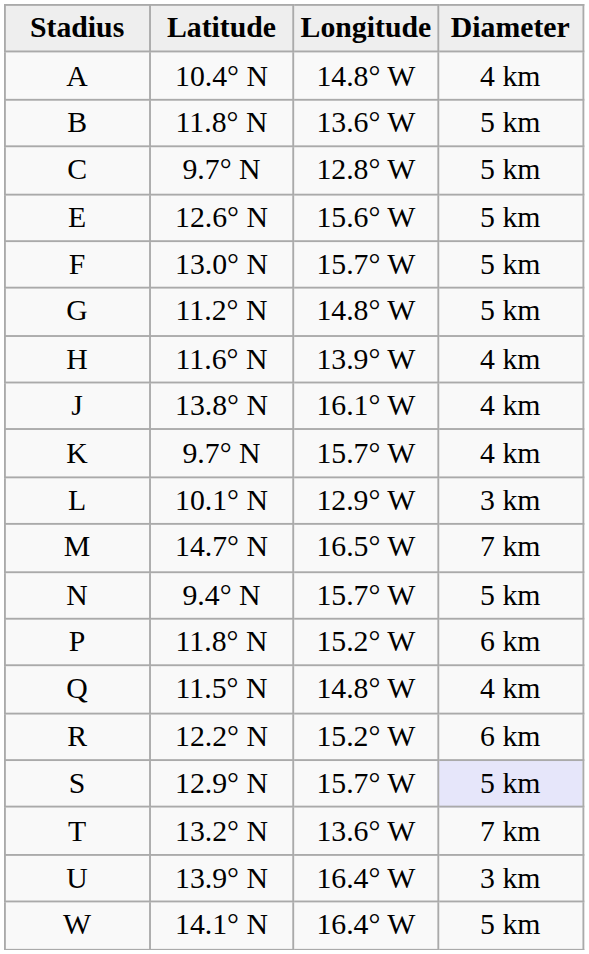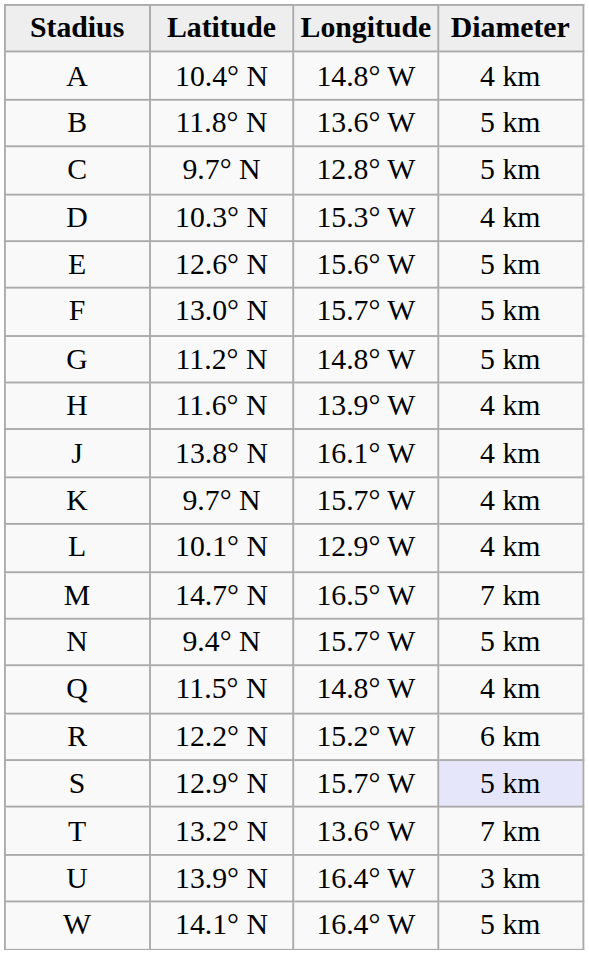+ row: (77, 216)
(510, 500) 3 km -> (510, 547) 4 km
- row: (77, 641)
